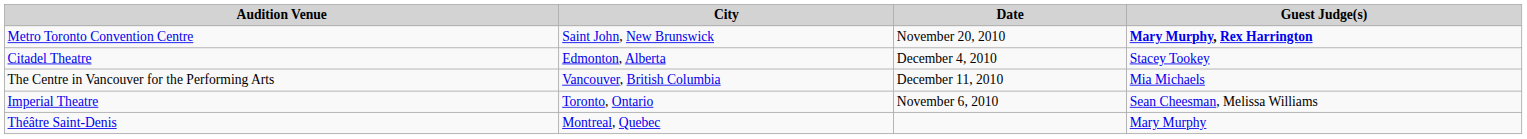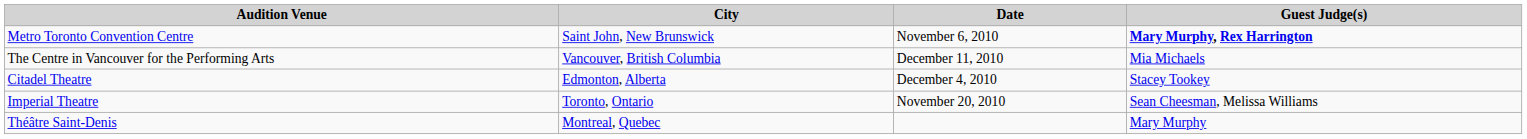(951, 36) November 20, 2010 -> (948, 36) November 6, 2010
rows swapped: (141, 79) <-> (50, 58)
(948, 101) November 6, 2010 -> (951, 101) November 20, 2010
